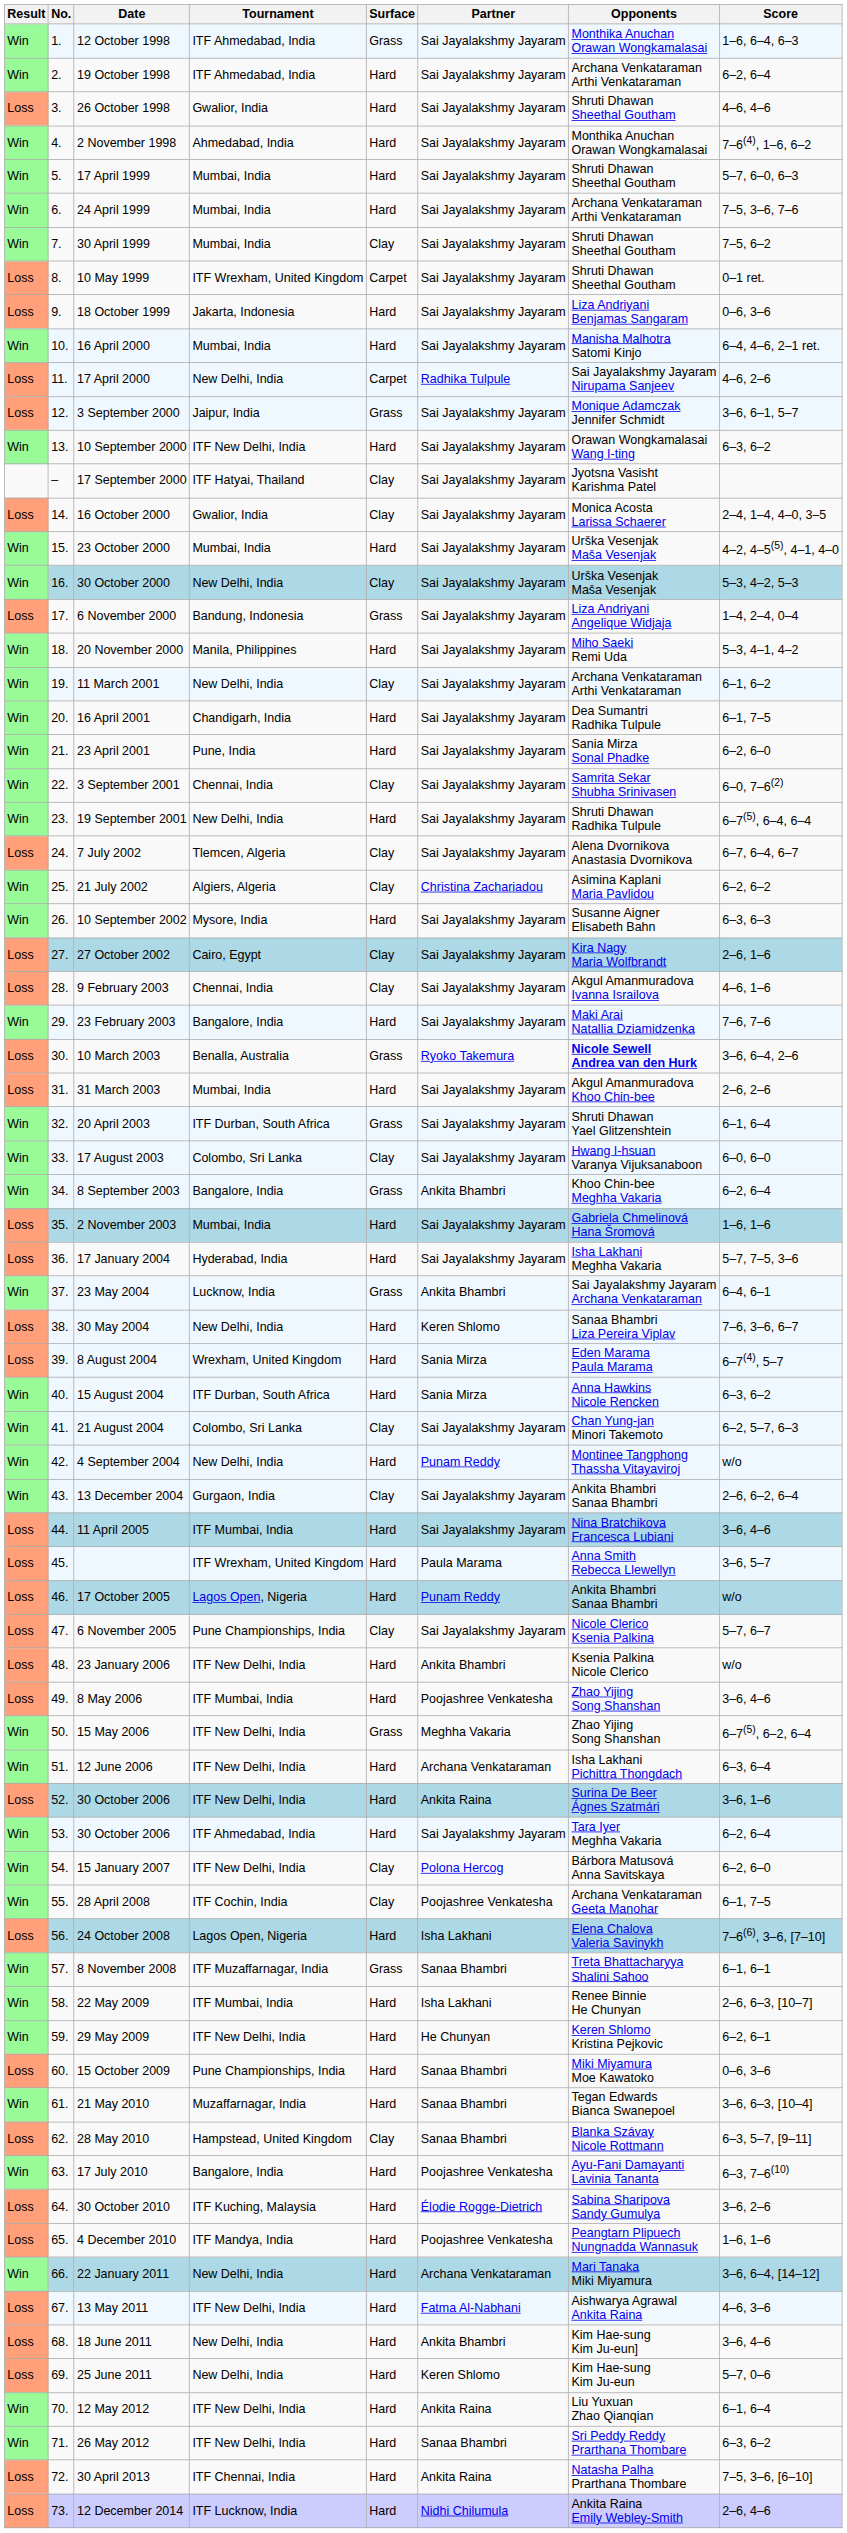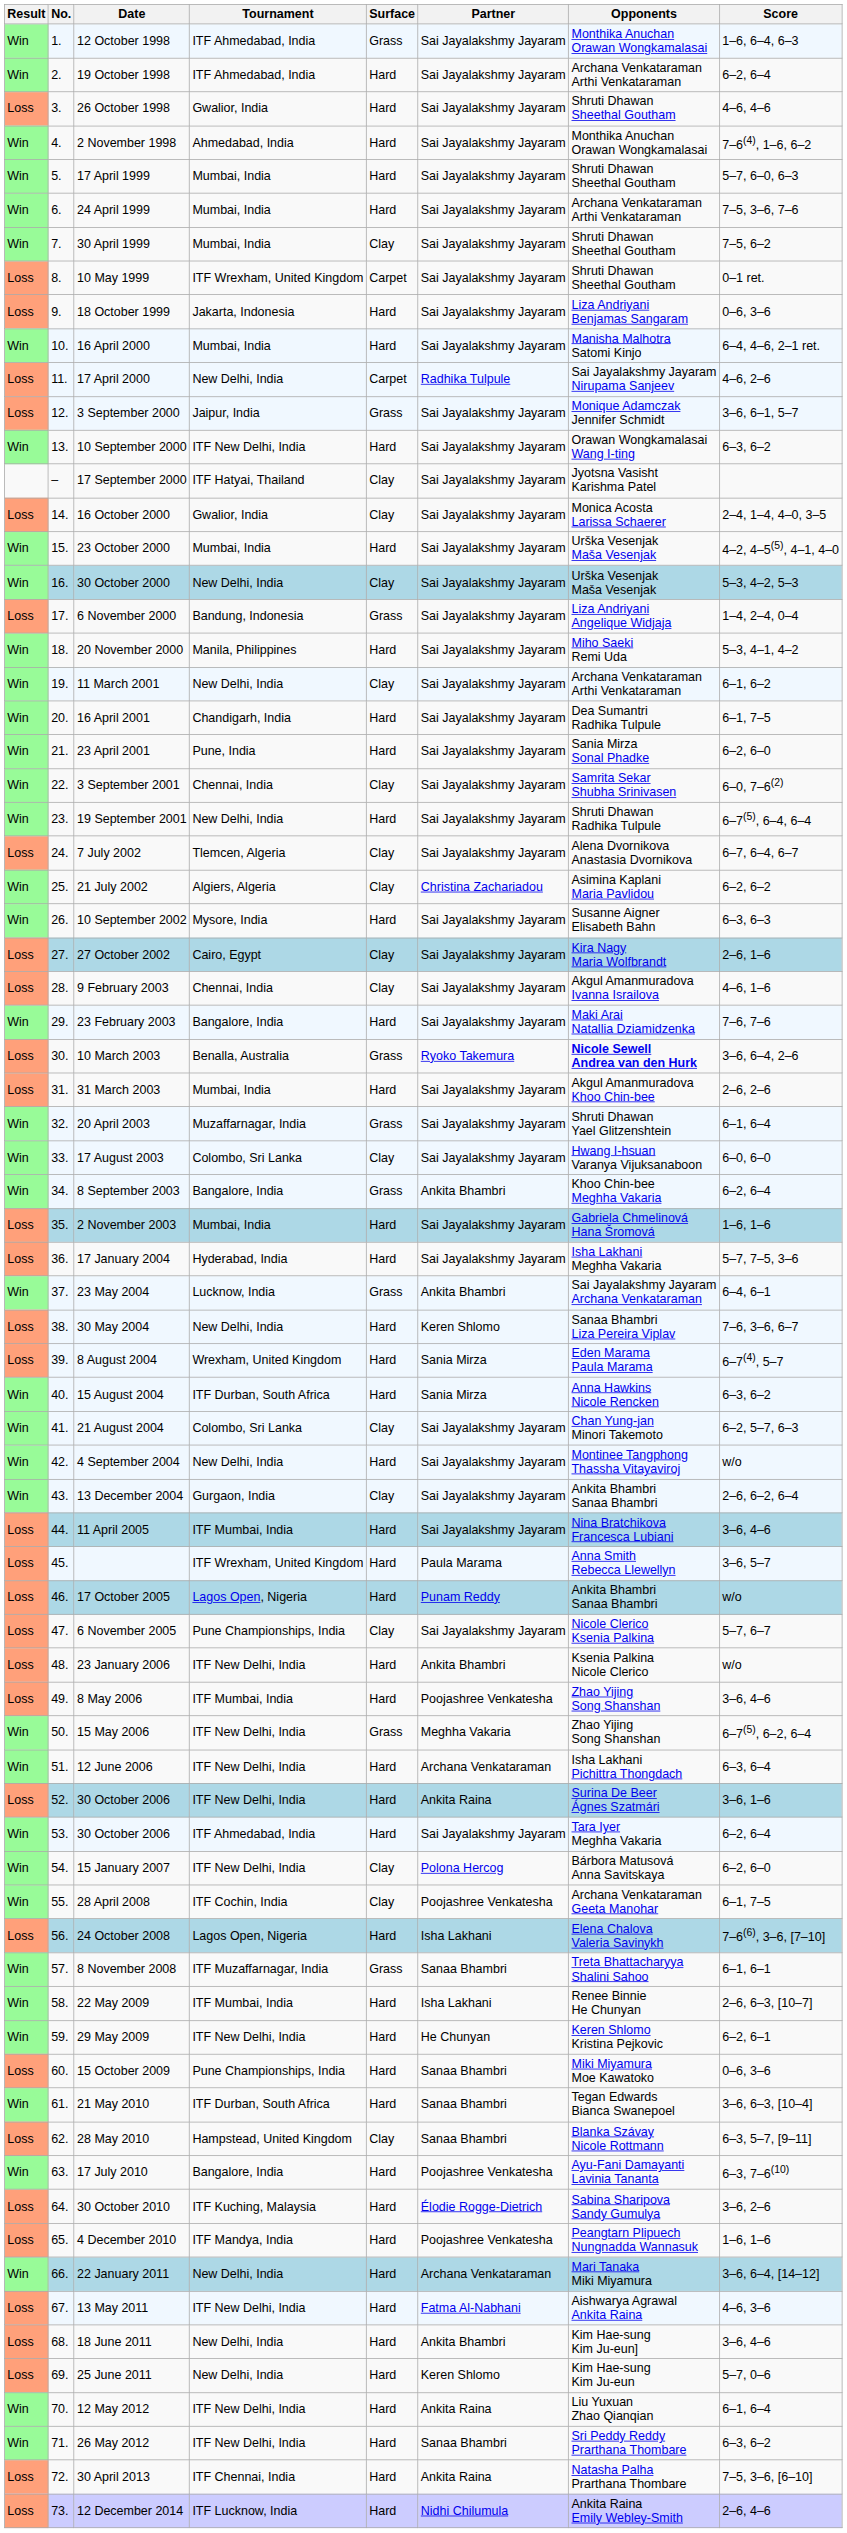(261, 1123) ITF Durban, South Africa -> (249, 1123) Muzaffarnagar, India
(460, 1462) Punam Reddy -> (493, 1462) Sai Jayalakshmy Jayaram
(249, 2104) Muzaffarnagar, India -> (261, 2104) ITF Durban, South Africa
